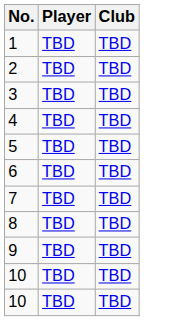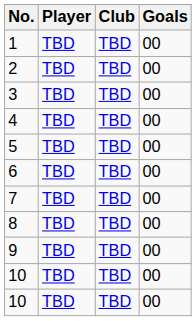+ column: (165, 17)
